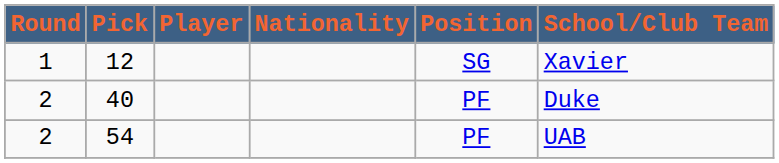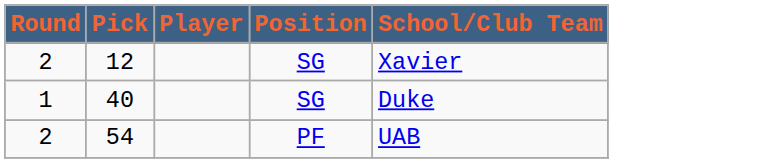- column: (332, 24)
(46, 62) 1 -> (46, 62) 2
(46, 100) 2 -> (46, 100) 1
(476, 100) PF -> (311, 100) SG
